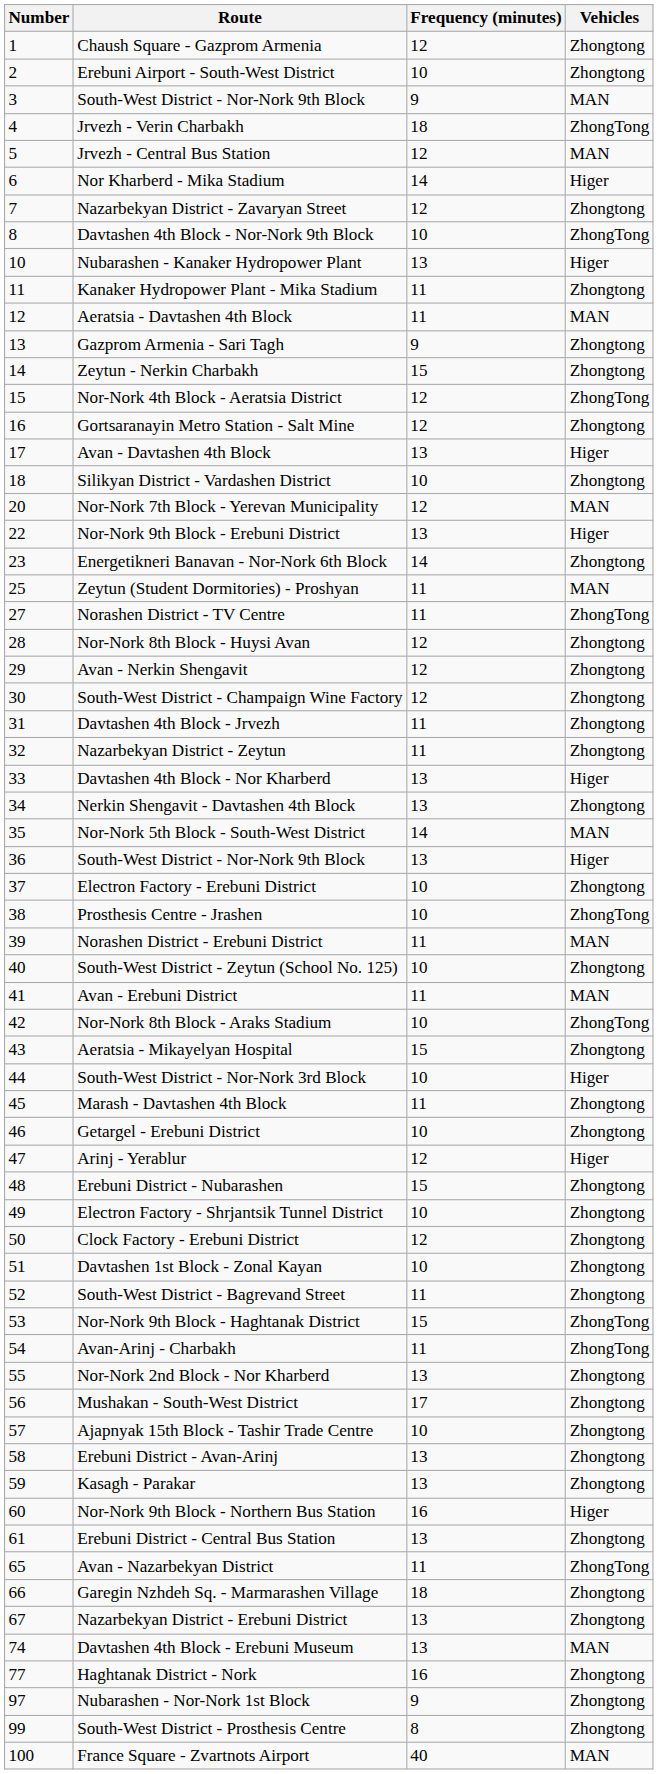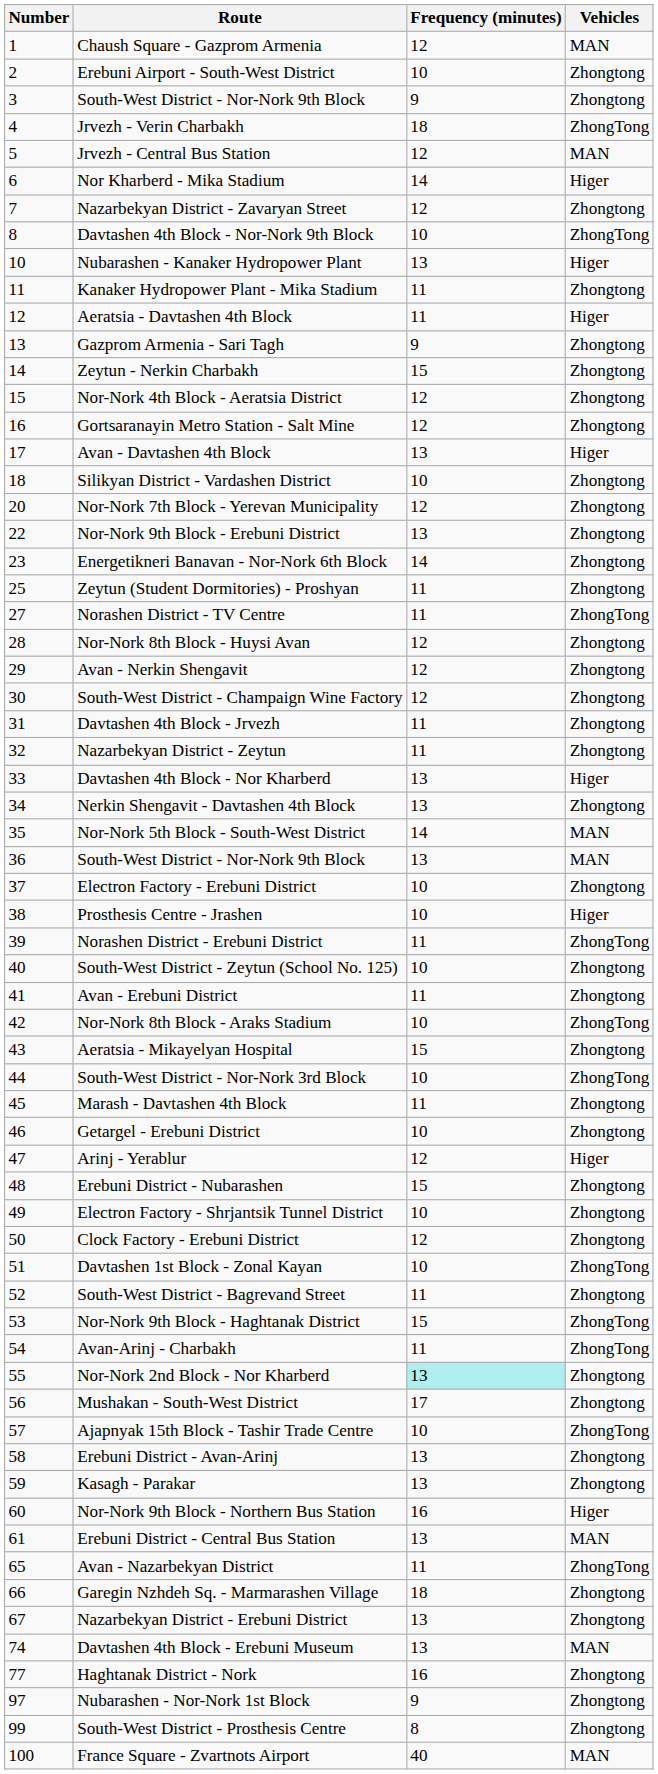(607, 45) Zhongtong -> (590, 45) MAN
(590, 99) MAN -> (607, 99) Zhongtong
(590, 316) MAN -> (589, 316) Higer
(609, 398) ZhongTong -> (607, 398) Zhongtong
(590, 506) MAN -> (607, 506) Zhongtong
(589, 533) Higer -> (607, 533) Zhongtong
(590, 588) MAN -> (607, 588) Zhongtong
(589, 859) Higer -> (590, 859) MAN
(609, 914) ZhongTong -> (589, 914) Higer
(590, 941) MAN -> (609, 941) ZhongTong
(590, 995) MAN -> (607, 995) Zhongtong
(589, 1076) Higer -> (609, 1076) ZhongTong
(607, 1267) Zhongtong -> (609, 1267) ZhongTong
(419, 1375) no background -> (419, 1375) paleturquoise background
(607, 1429) Zhongtong -> (609, 1429) ZhongTong
(607, 1538) Zhongtong -> (590, 1538) MAN
